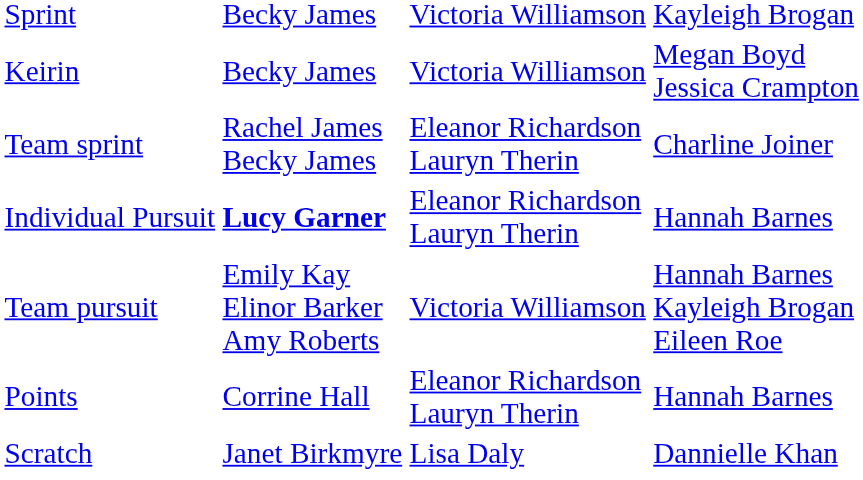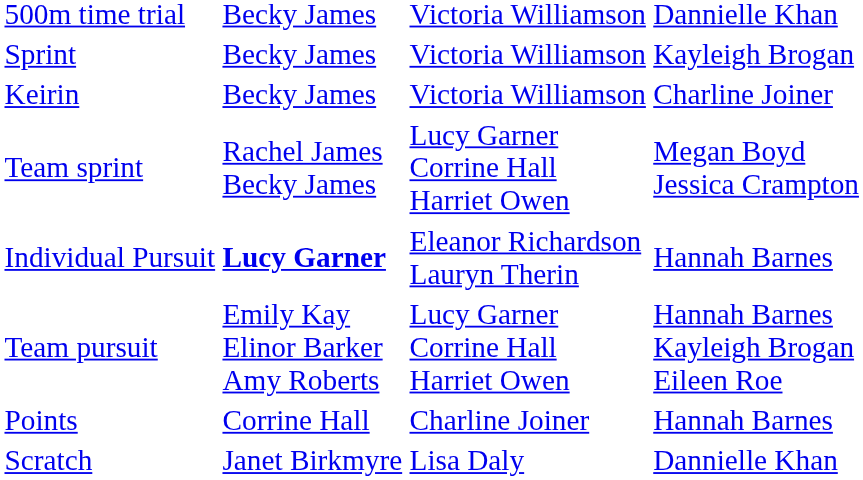+ row: (95, 14)
(756, 70) Megan Boyd Jessica Crampton -> (743, 94) Charline Joiner
(525, 144) Eleanor Richardson Lauryn Therin -> (490, 167) Lucy Garner Corrine Hall Harriet Owen
(743, 144) Charline Joiner -> (756, 167) Megan Boyd Jessica Crampton
(528, 307) Victoria Williamson -> (490, 347) Lucy Garner Corrine Hall Harriet Owen
(525, 396) Eleanor Richardson Lauryn Therin -> (499, 420) Charline Joiner
